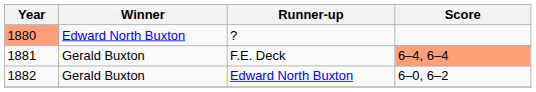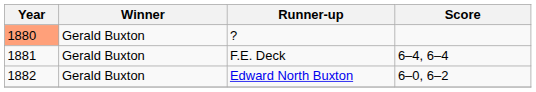(124, 35) Edward North Buxton -> (103, 35) Gerald Buxton
(423, 55) lightsalmon background -> (423, 55) no background
